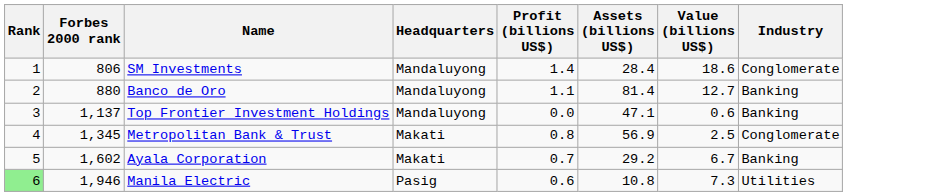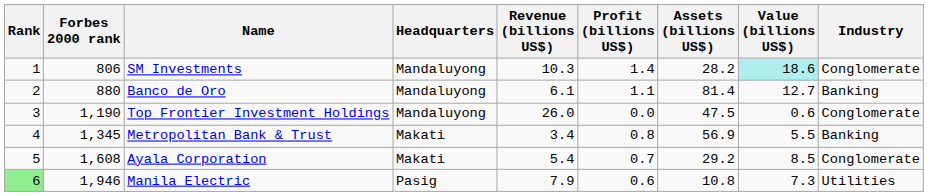+ column: (538, 31)
(638, 69) 28.4 -> (718, 69) 28.2
(718, 69) no background -> (799, 69) paleturquoise background
(100, 114) 1,137 -> (100, 114) 1,190
(638, 114) 47.1 -> (718, 114) 47.5
(770, 114) Banking -> (871, 114) Conglomerate
(723, 136) 2.5 -> (803, 136) 5.5
(791, 136) Conglomerate -> (850, 136) Banking
(100, 158) 1,602 -> (100, 158) 1,608
(723, 158) 6.7 -> (803, 158) 8.5
(770, 158) Banking -> (871, 158) Conglomerate
